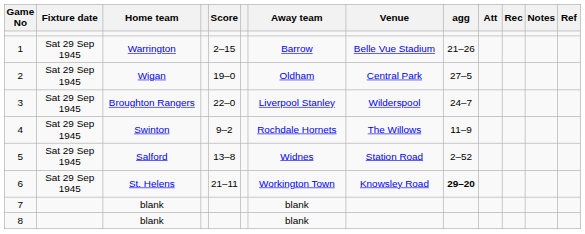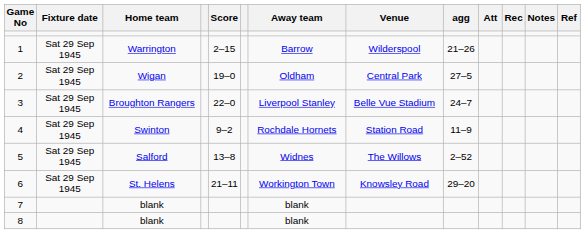(394, 49) Belle Vue Stadium -> (394, 49) Wilderspool
(394, 103) Wilderspool -> (394, 103) Belle Vue Stadium
(394, 130) The Willows -> (394, 130) Station Road
(394, 156) Station Road -> (394, 156) The Willows
(461, 183) bold -> (461, 183) normal
